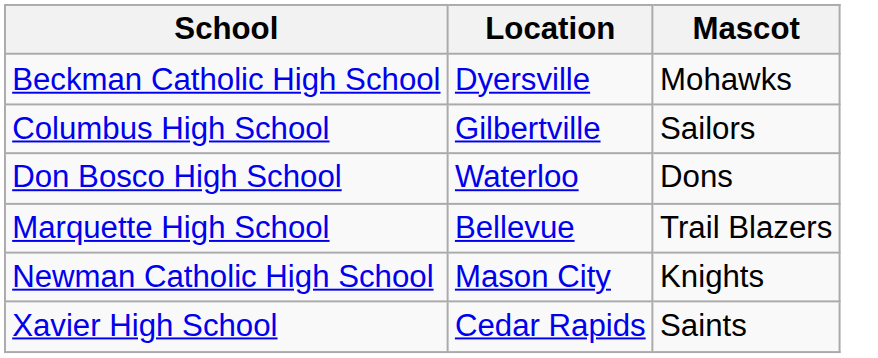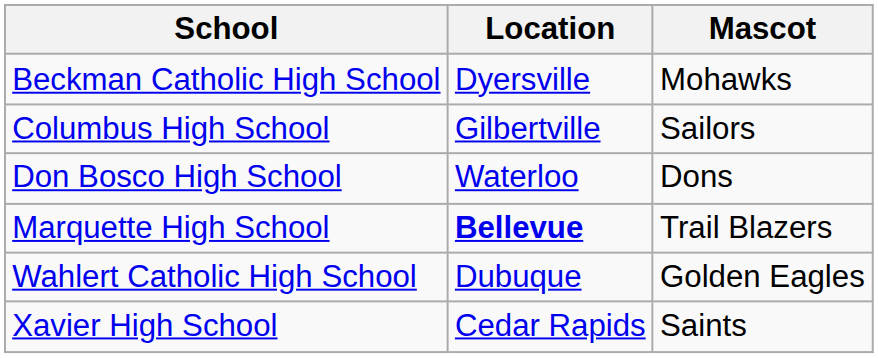(515, 227) normal -> (519, 227) bold
- row: (223, 276)
+ row: (214, 276)
